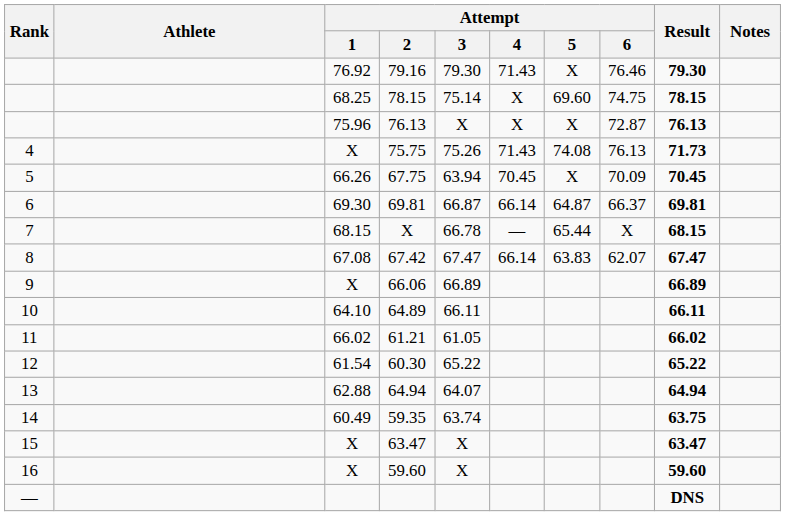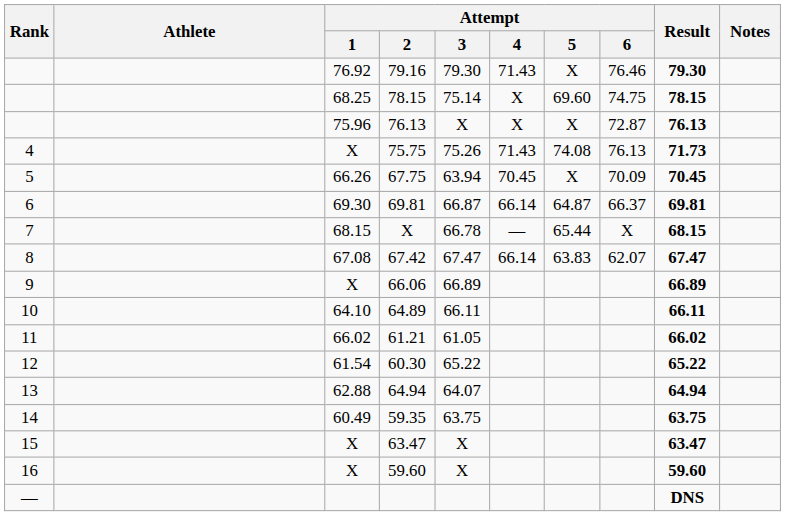(462, 417) 63.74 -> (462, 417) 63.75
